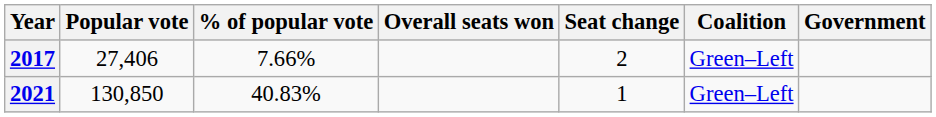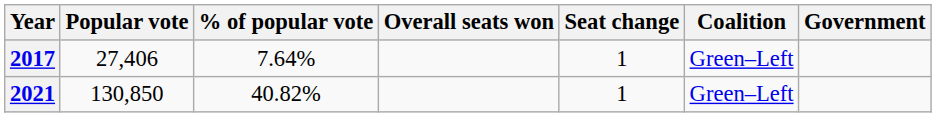(286, 58) 7.66% -> (286, 58) 7.64%
(622, 58) 2 -> (622, 58) 1
(286, 93) 40.83% -> (286, 93) 40.82%
